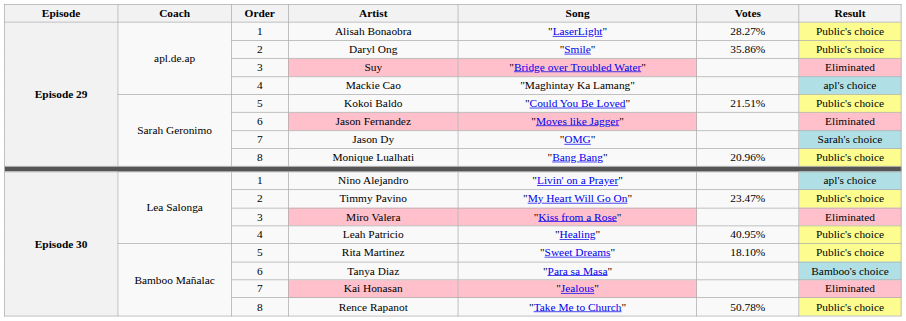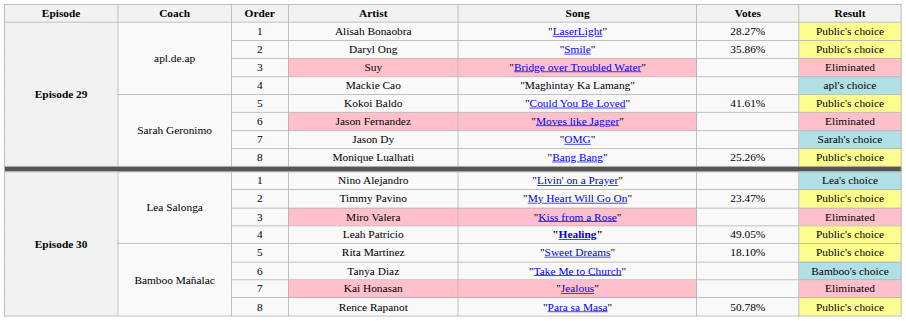(748, 103) 21.51% -> (748, 103) 41.61%
(748, 157) 20.96% -> (748, 157) 25.26%
(850, 180) apl's choice -> (850, 180) Lea's choice
(578, 234) normal -> (578, 234) bold
(748, 234) 40.95% -> (748, 234) 49.05%
(578, 270) "Para sa Masa" -> (578, 270) "Take Me to Church"
(578, 307) "Take Me to Church" -> (578, 307) "Para sa Masa"
